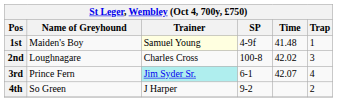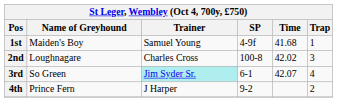(172, 43) lightyellow background -> (172, 43) no background
(286, 43) 41.48 -> (286, 43) 41.68
(52, 74) Prince Fern -> (48, 74) So Green
(48, 89) So Green -> (52, 89) Prince Fern
